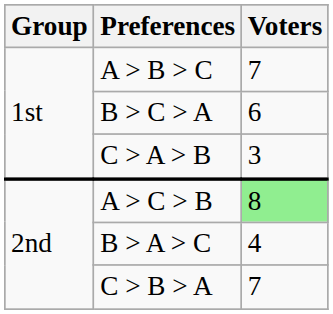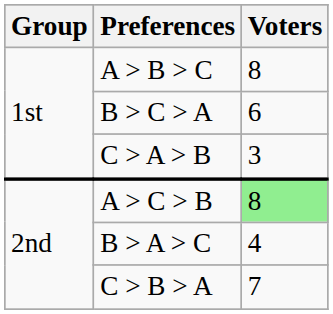(255, 69) 7 -> (255, 69) 8
